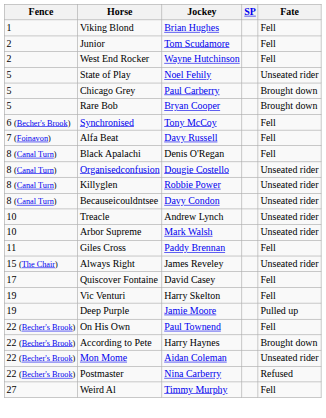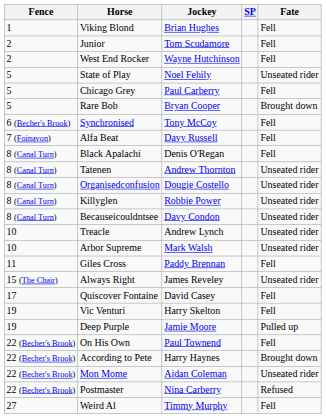(289, 91) Brought down -> (268, 91) Fell
+ row: (96, 169)
